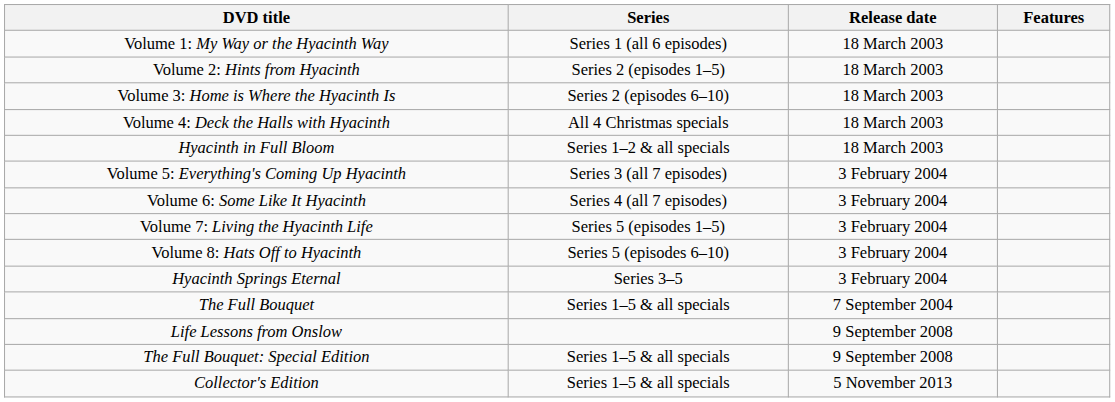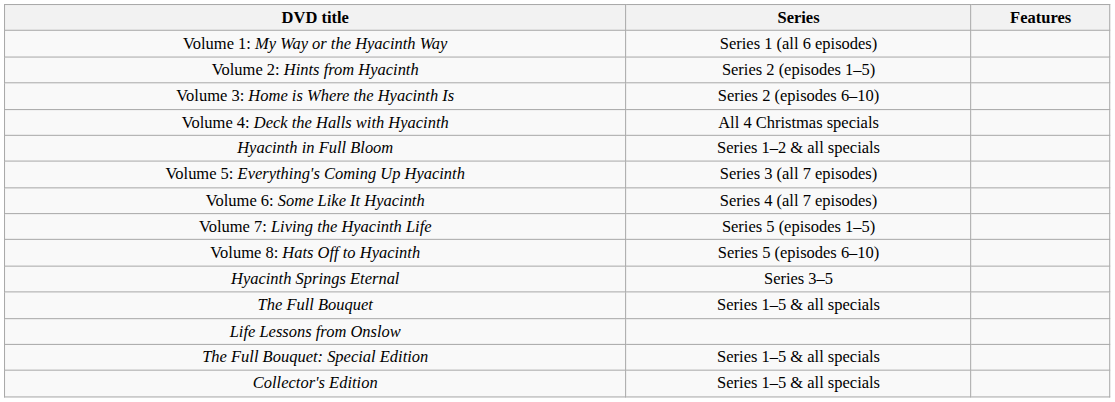- column: (893, 17)
